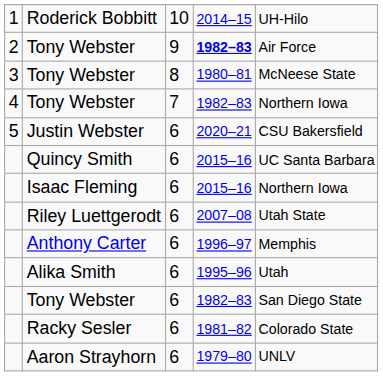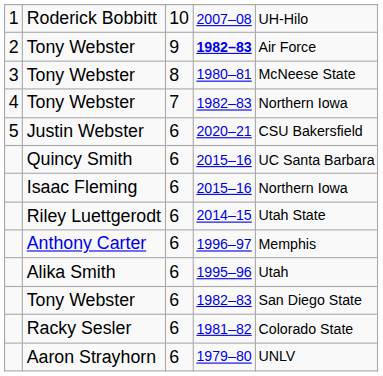(224, 19) 2014–15 -> (224, 19) 2007–08
(224, 216) 2007–08 -> (224, 216) 2014–15
